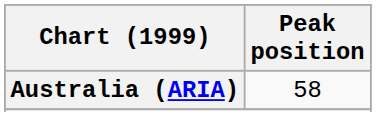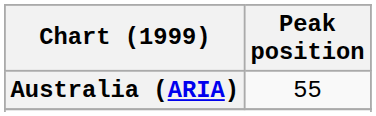(308, 91) 58 -> (308, 91) 55
